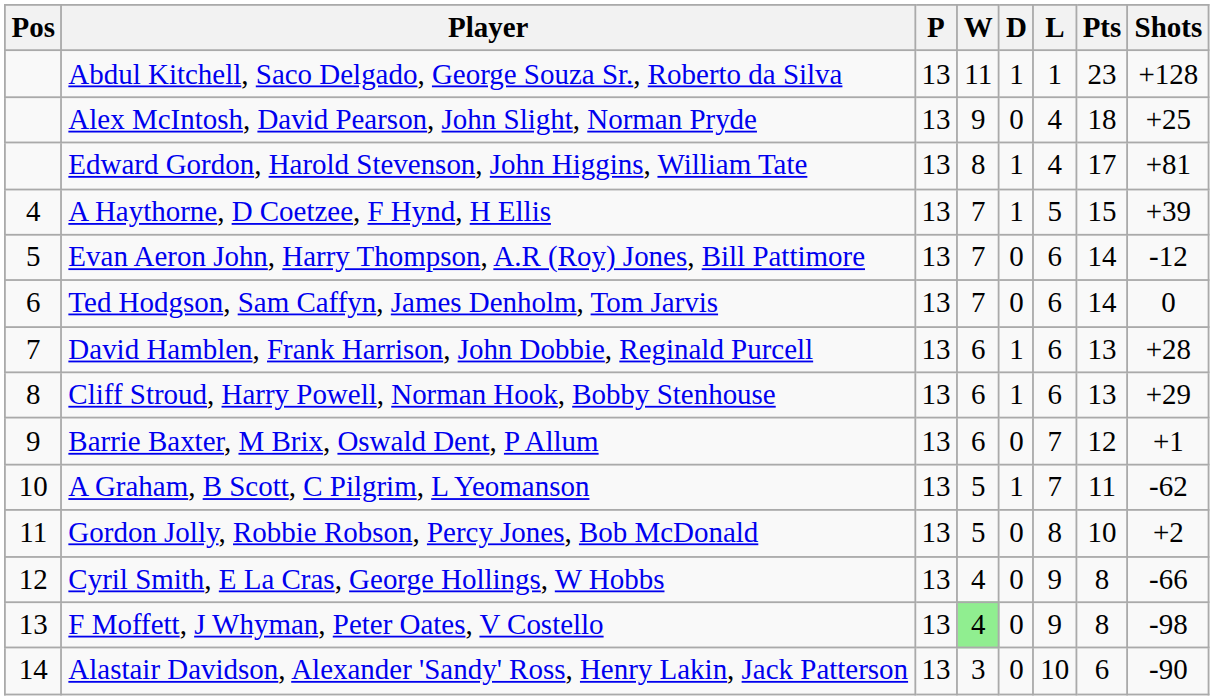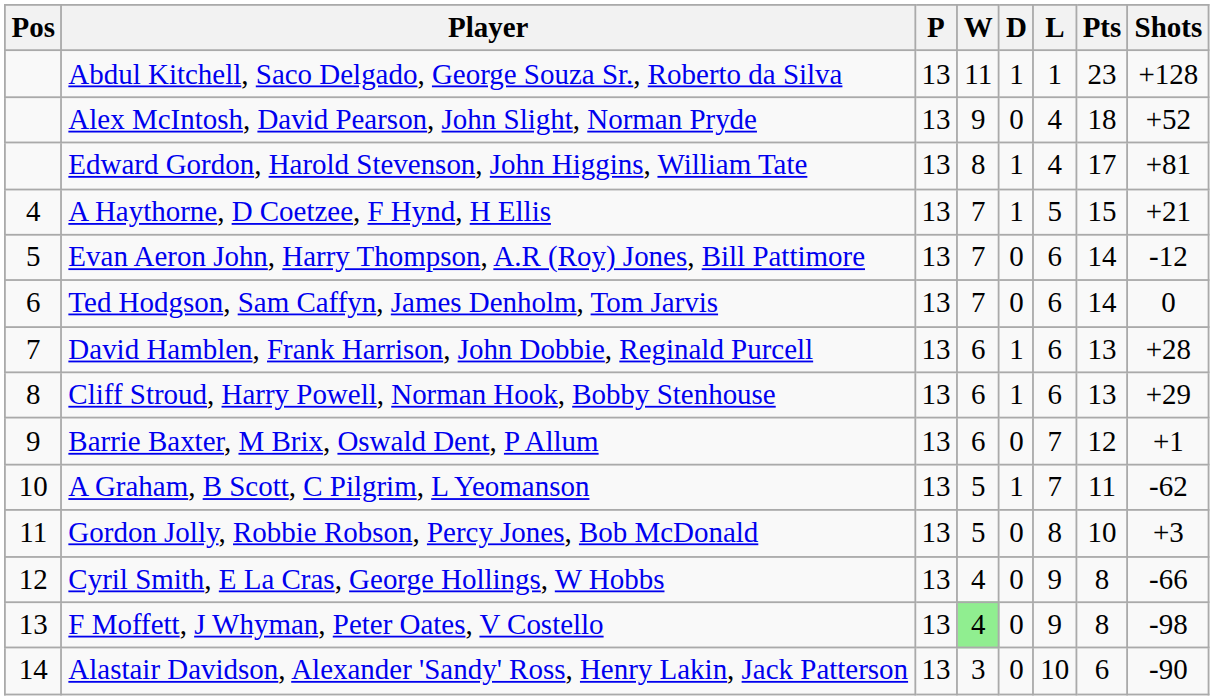(1168, 119) +25 -> (1168, 119) +52
(1168, 211) +39 -> (1168, 211) +21
(1168, 532) +2 -> (1168, 532) +3
